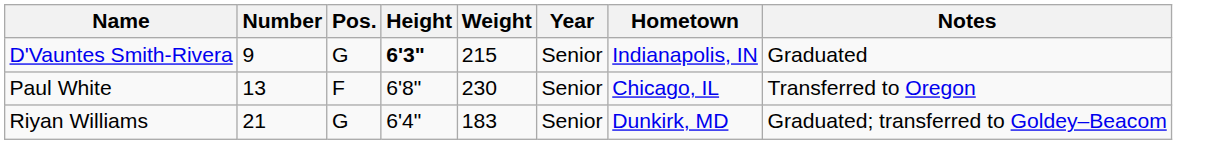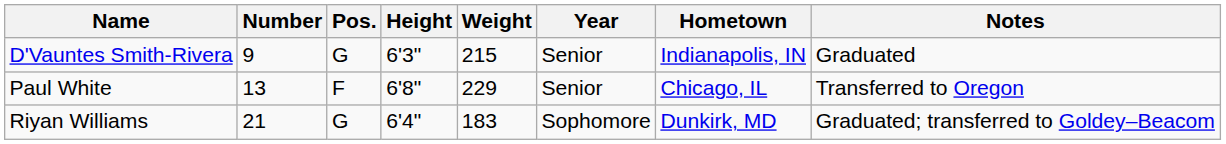(406, 54) bold -> (404, 54) normal
(479, 88) 230 -> (479, 88) 229
(572, 121) Senior -> (596, 121) Sophomore
